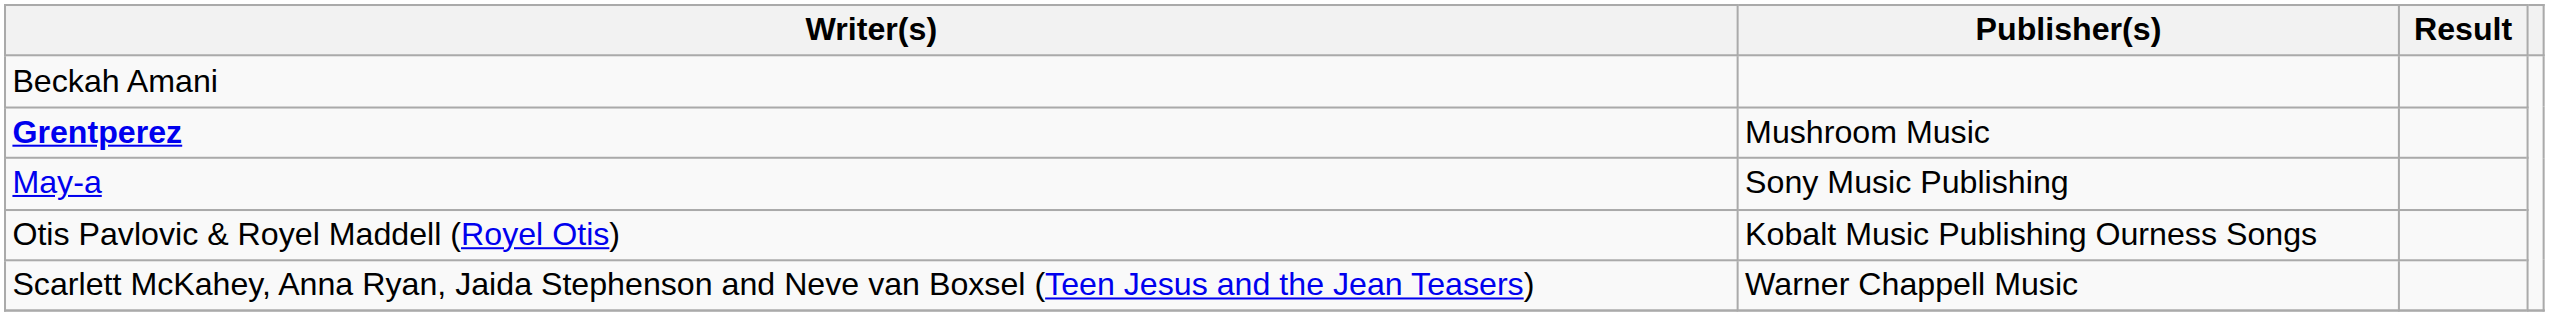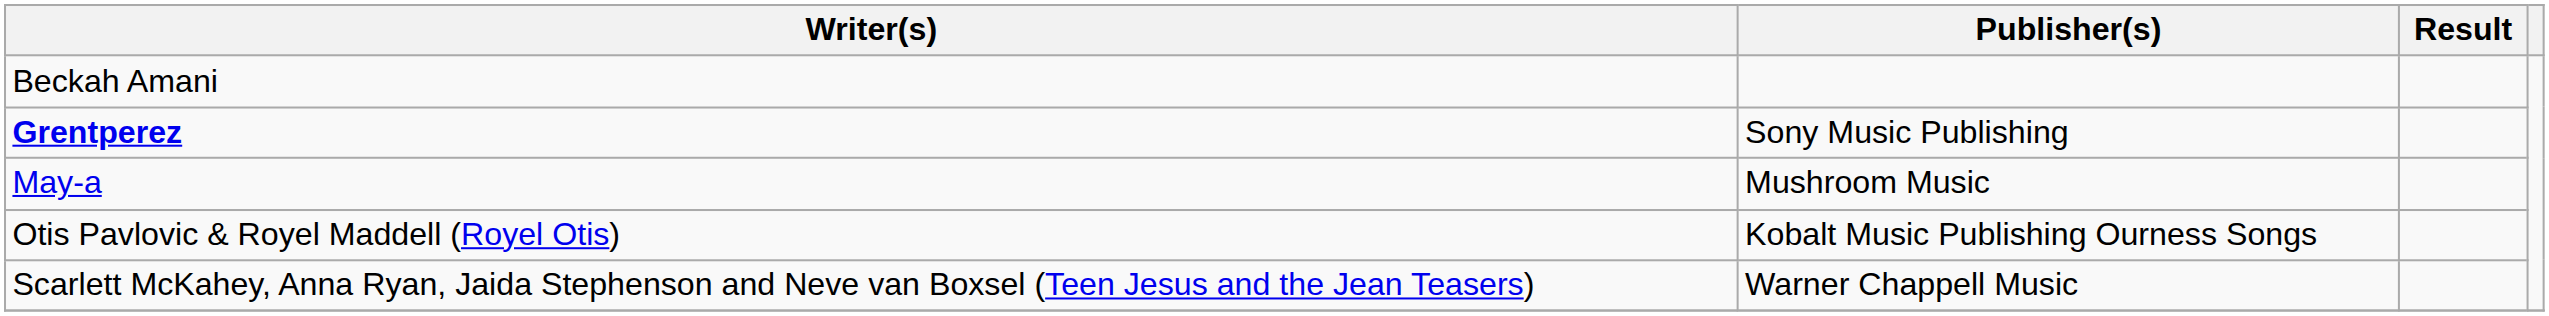(1868, 132) Mushroom Music -> (1907, 132) Sony Music Publishing
(1907, 183) Sony Music Publishing -> (1868, 183) Mushroom Music
